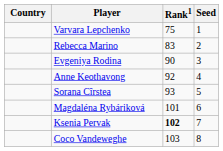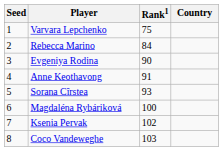columns swapped: (28, 13) <-> (206, 13)
(170, 45) 83 -> (147, 45) 84
(170, 76) 92 -> (147, 76) 91
(172, 107) 101 -> (149, 107) 100
(172, 123) bold -> (149, 123) normal
